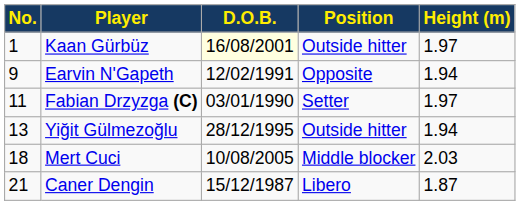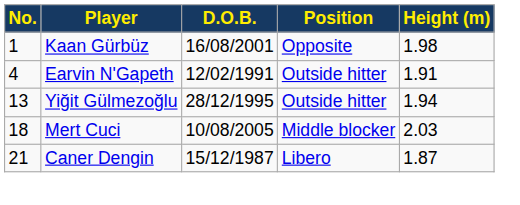(250, 46) lightyellow background -> (230, 46) no background
(354, 46) Outside hitter -> (317, 46) Opposite
(441, 46) 1.97 -> (420, 46) 1.98
(14, 74) 9 -> (14, 74) 4
(337, 74) Opposite -> (334, 74) Outside hitter
(441, 74) 1.94 -> (420, 74) 1.91
- row: (121, 102)
